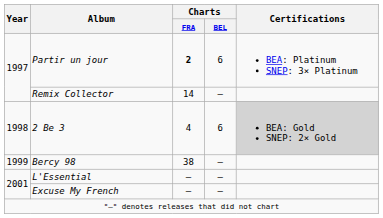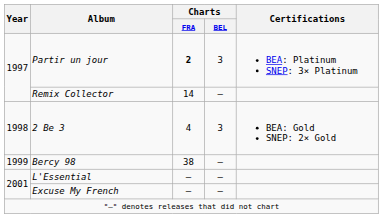(220, 60) 6 -> (220, 60) 3
(220, 128) 6 -> (220, 128) 3
(307, 133) lightgrey background -> (307, 133) no background
